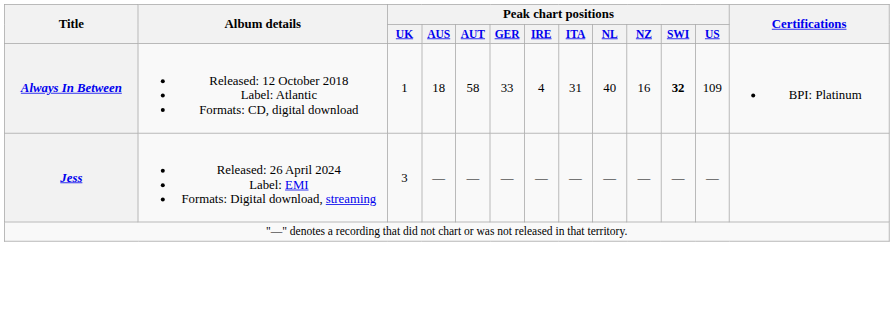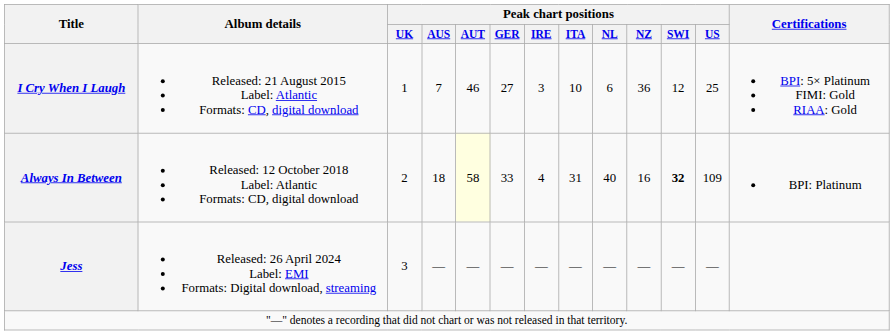+ row: (71, 88)
(405, 88) 1 -> (405, 177) 2
(473, 88) no background -> (473, 177) lightyellow background
